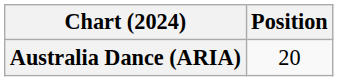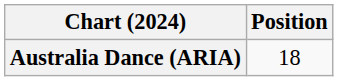(289, 57) 20 -> (289, 57) 18
